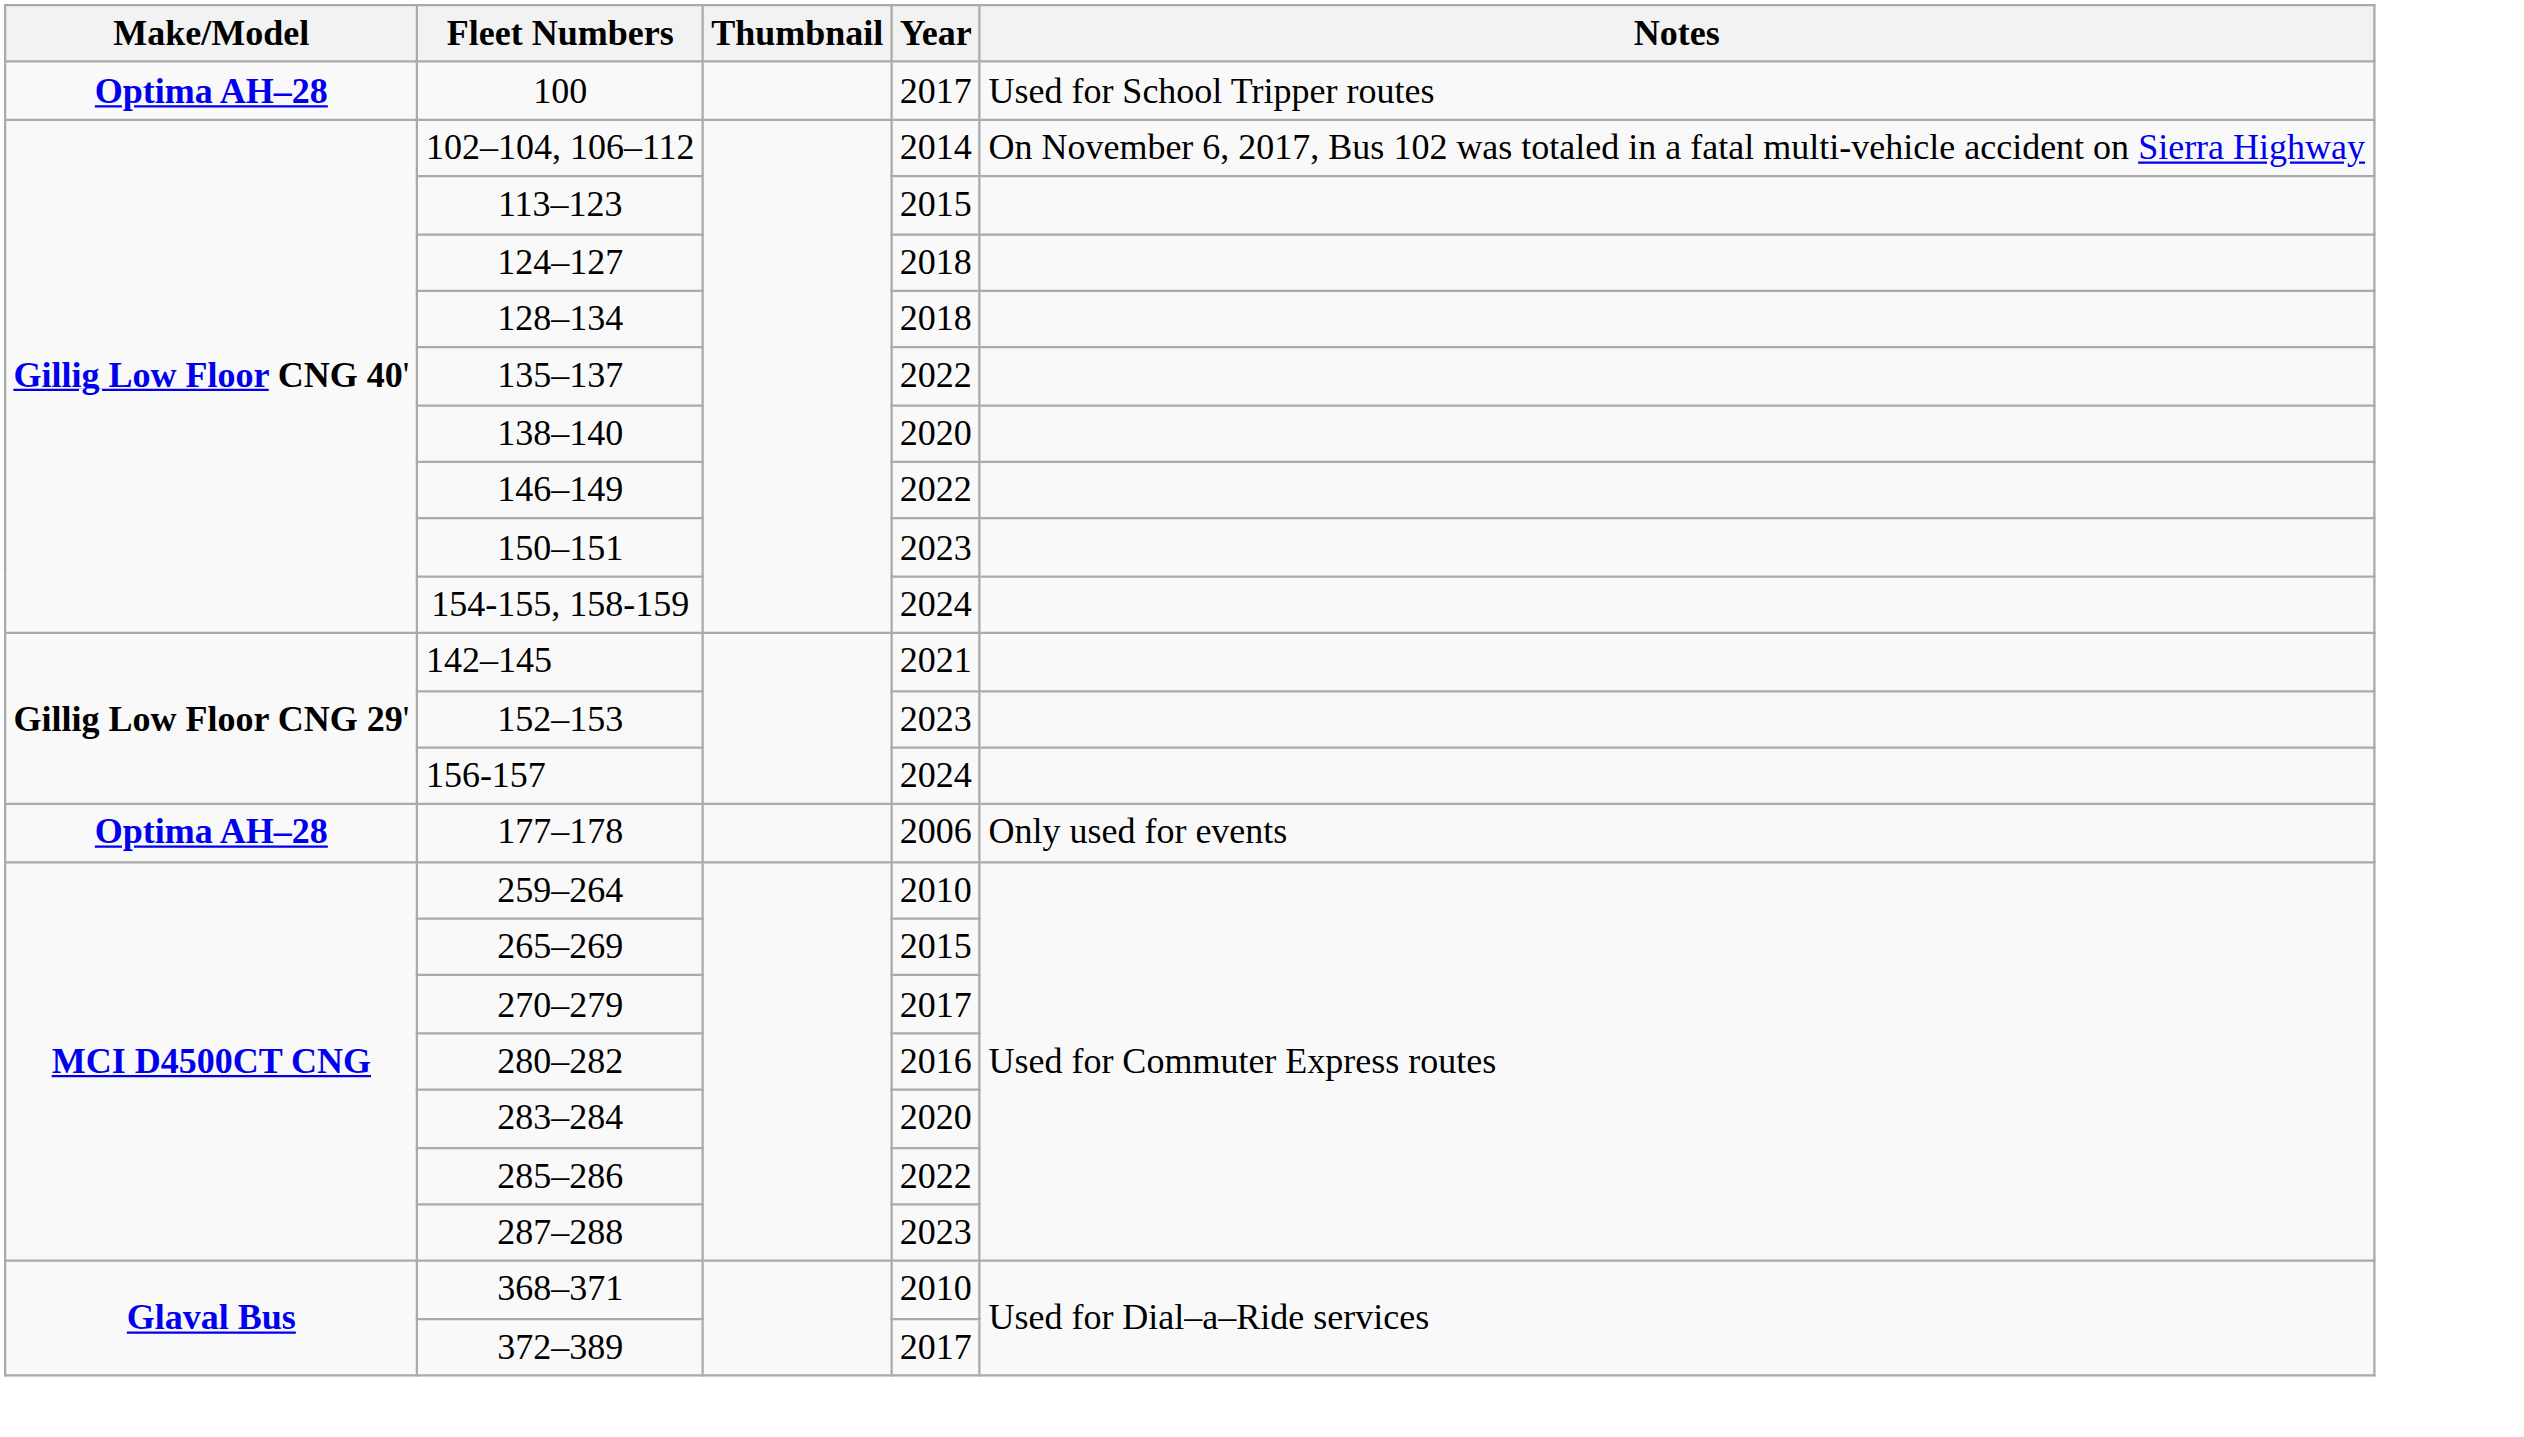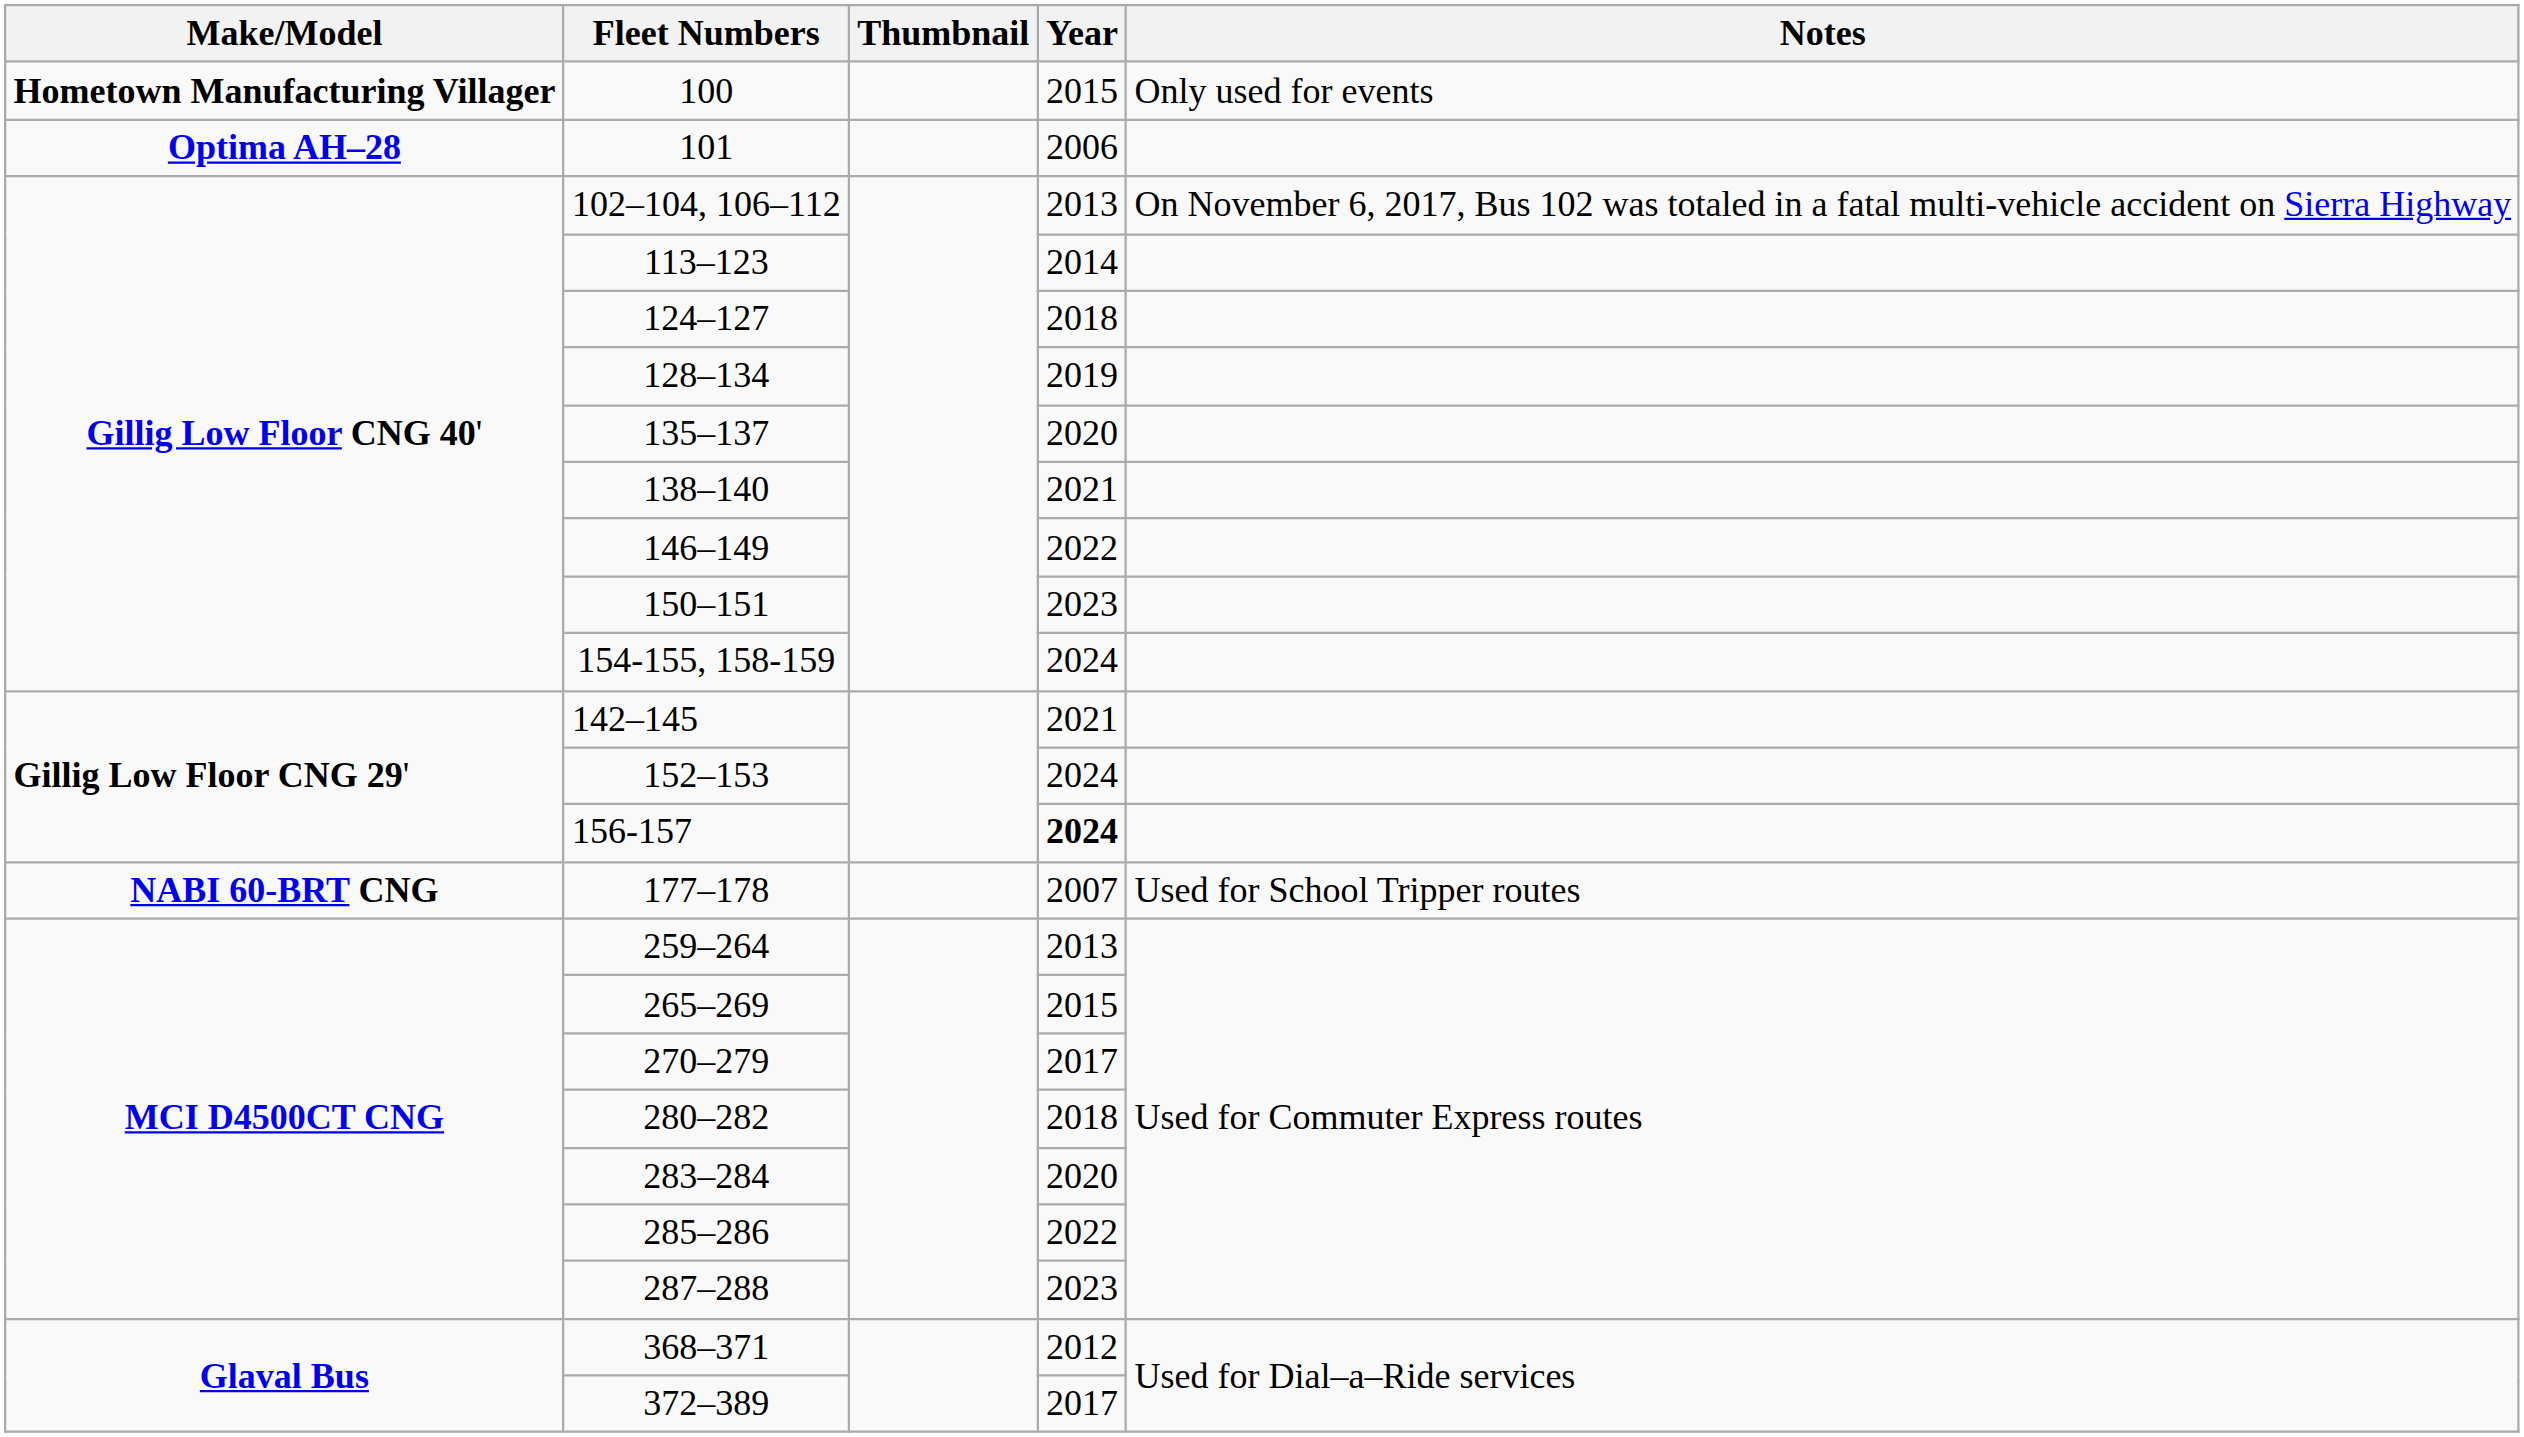(211, 90) Optima AH–28 -> (284, 90) Hometown Manufacturing Villager
(936, 90) 2017 -> (1082, 90) 2015
(1211, 90) Used for School Tripper routes -> (1284, 90) Only used for events
+ row: (706, 147)
(936, 147) 2014 -> (1082, 204) 2013
(936, 204) 2015 -> (1082, 261) 2014
(936, 318) 2018 -> (1082, 375) 2019
(936, 375) 2022 -> (1082, 432) 2020
(936, 432) 2020 -> (1082, 489) 2021
(936, 718) 2023 -> (1082, 775) 2024
(936, 775) normal -> (1082, 832) bold
(211, 832) Optima AH–28 -> (284, 889) NABI 60-BRT CNG
(936, 832) 2006 -> (1082, 889) 2007
(1138, 832) Only used for events -> (1358, 889) Used for School Tripper routes
(936, 889) 2010 -> (1082, 946) 2013
(936, 1060) 2016 -> (1082, 1117) 2018
(936, 1289) 2010 -> (1082, 1346) 2012
